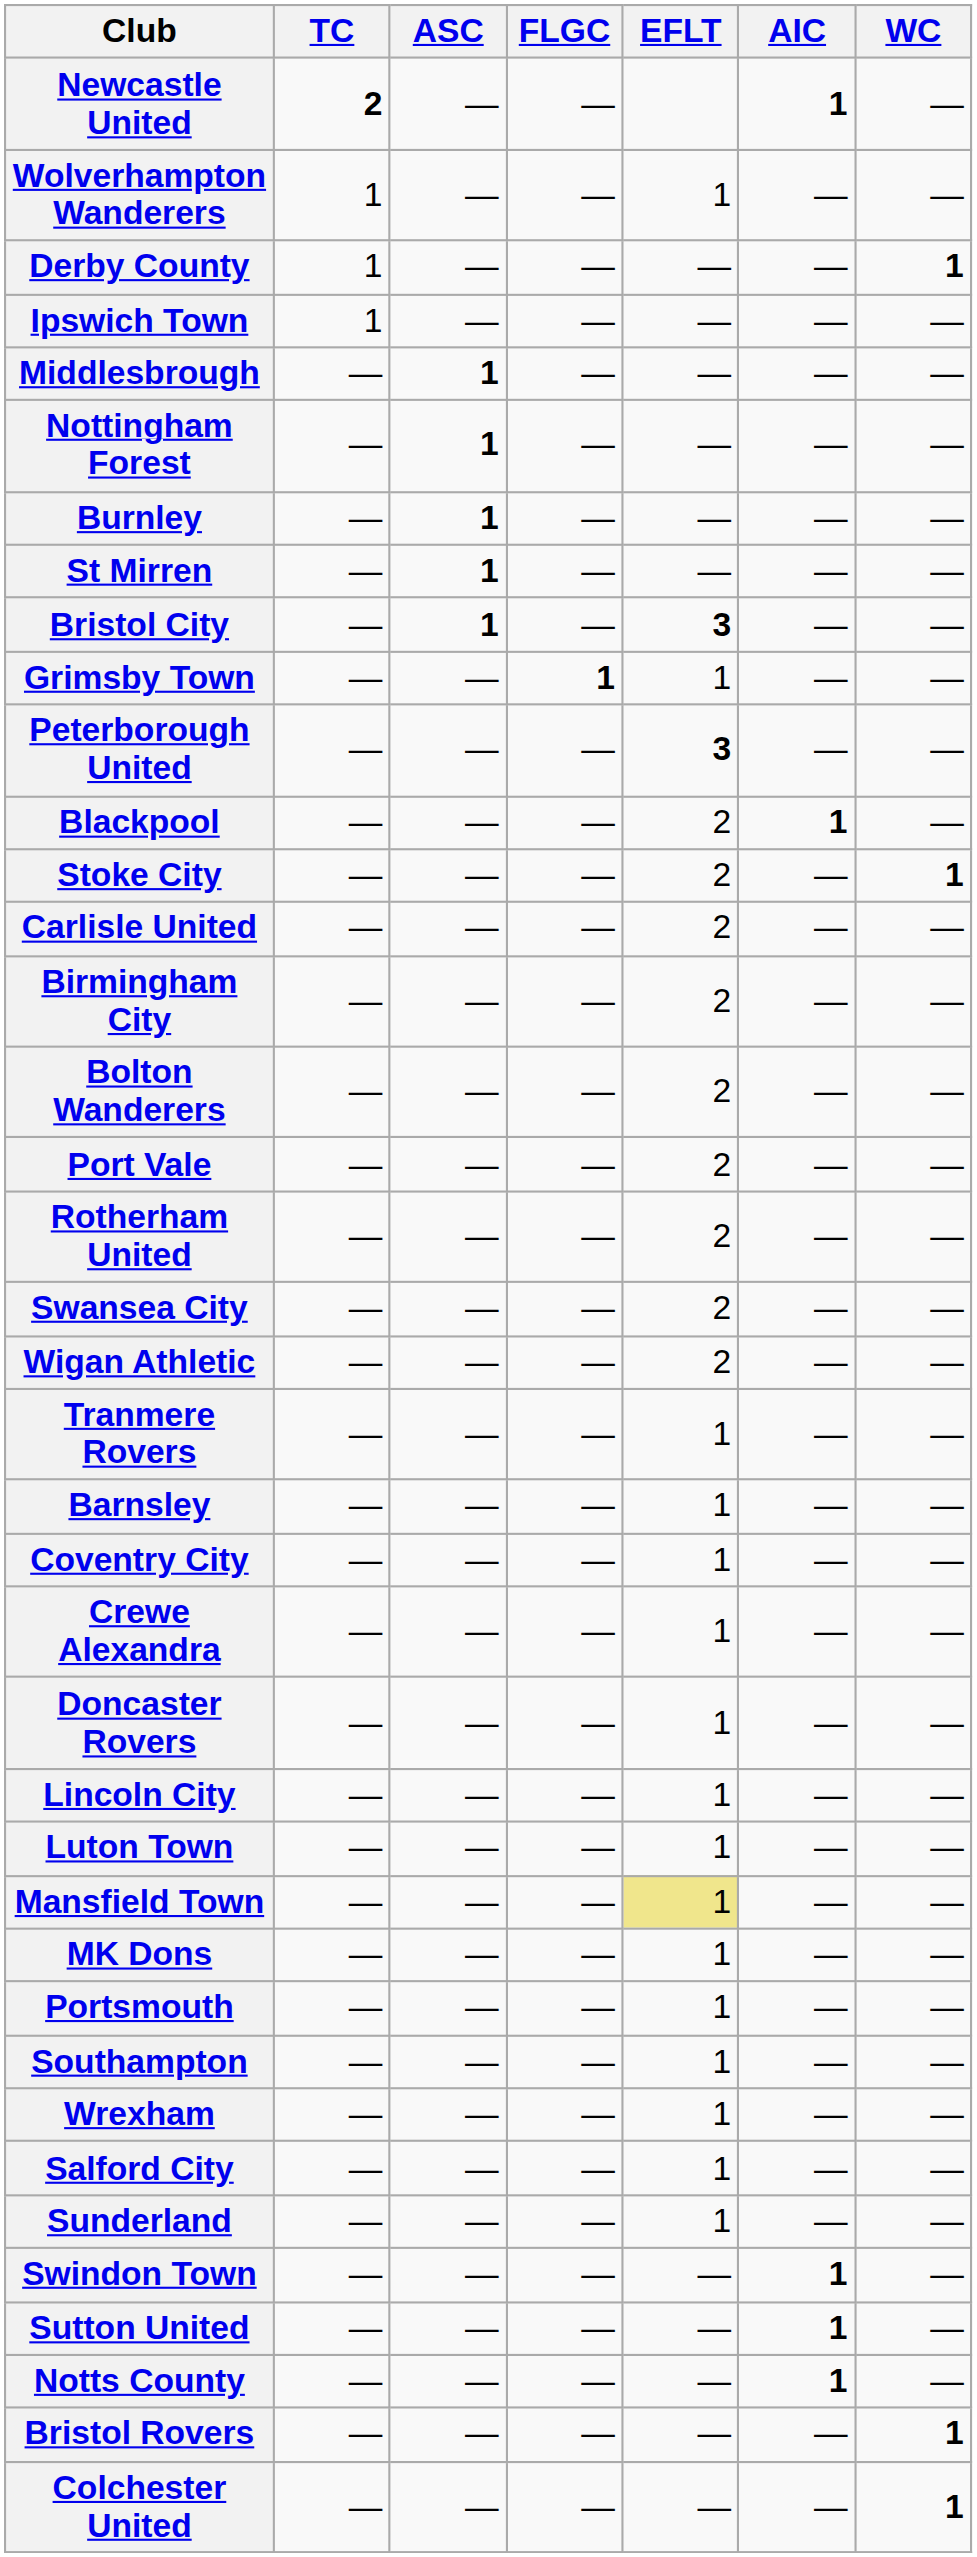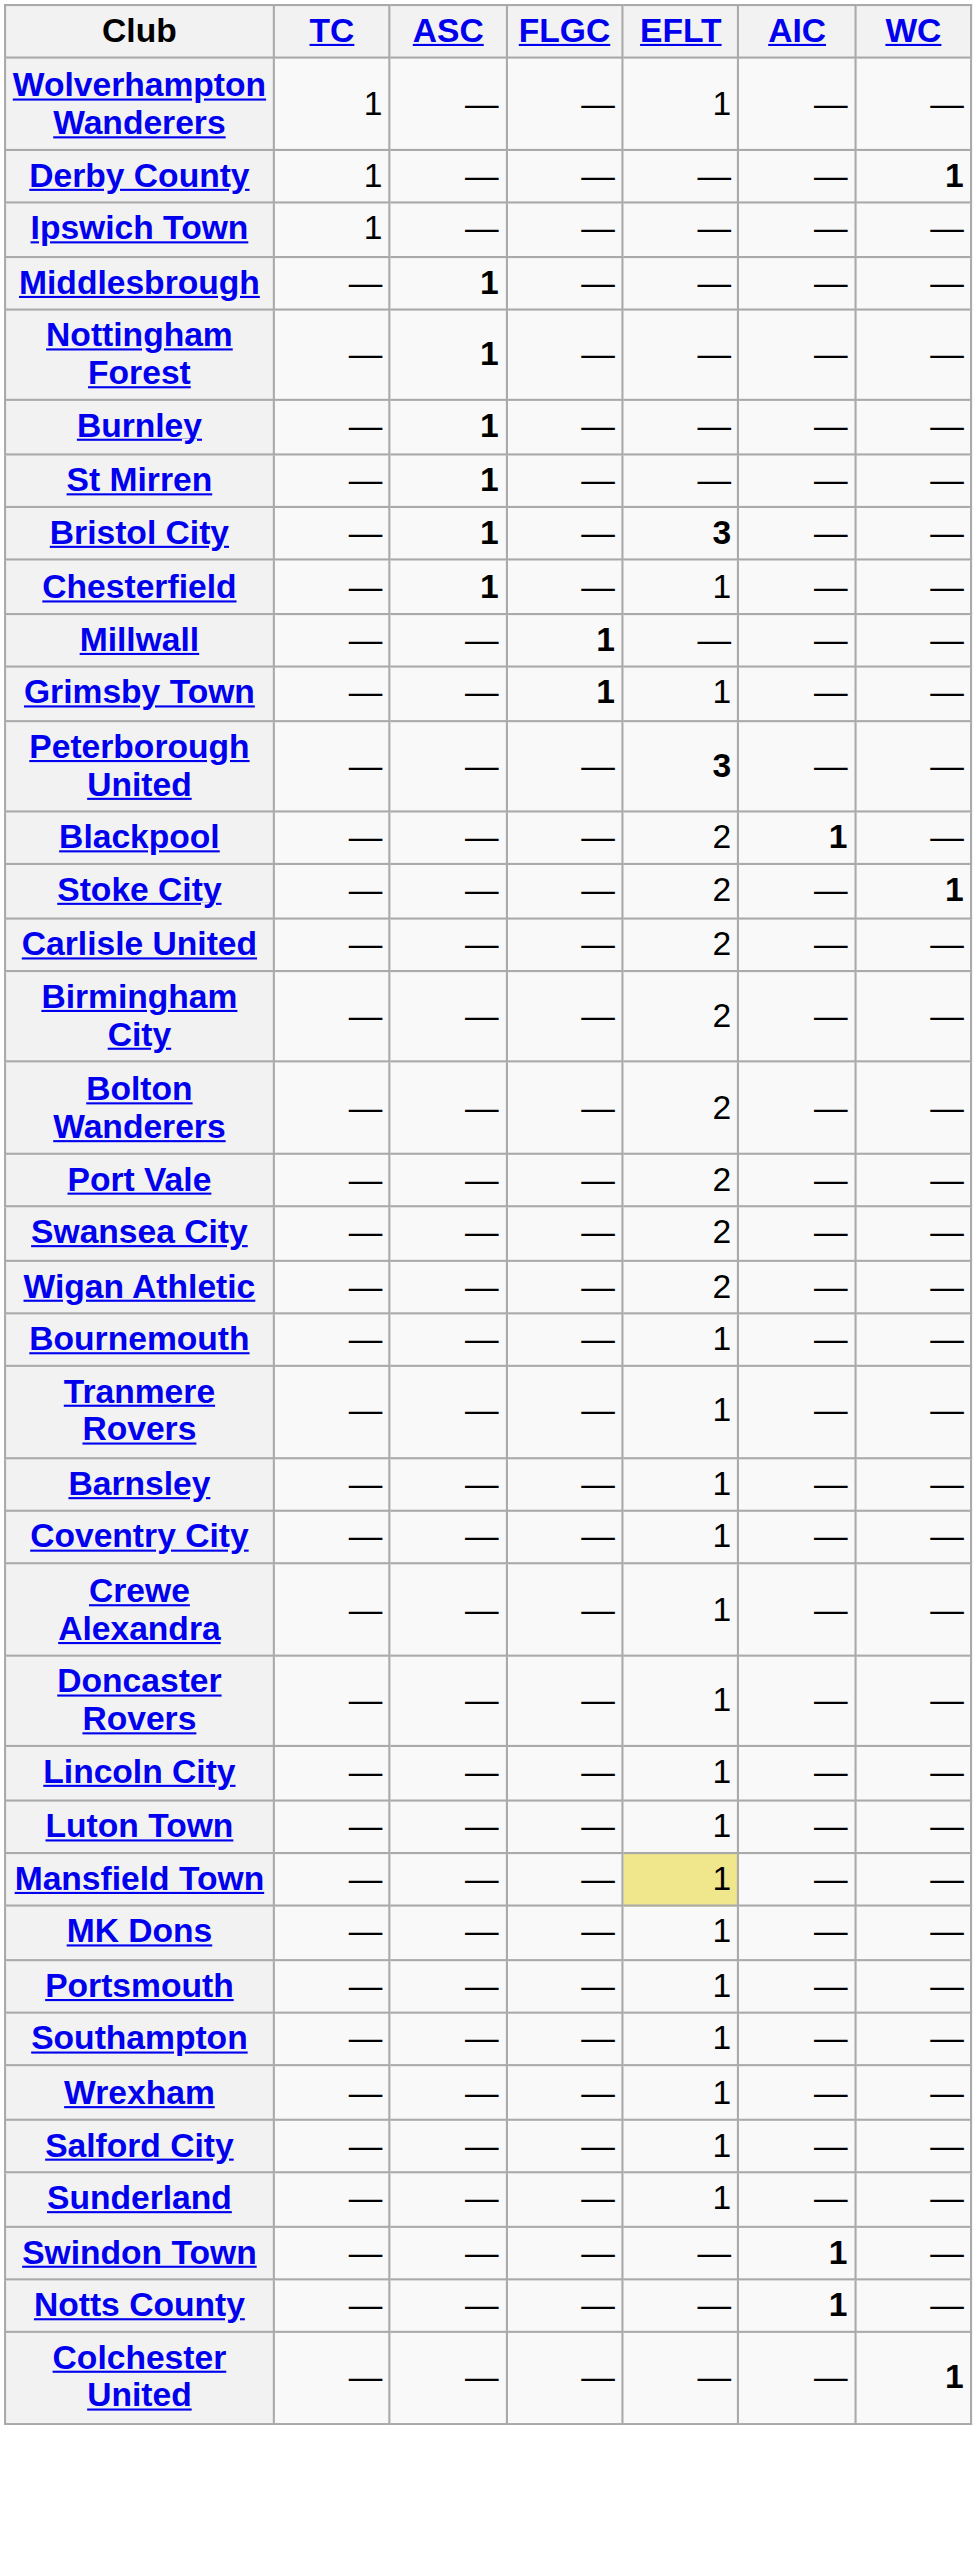- row: (139, 103)
+ row: (139, 586)
+ row: (139, 639)
- row: (139, 1236)
+ row: (139, 1339)
- row: (139, 2327)
- row: (139, 2434)
